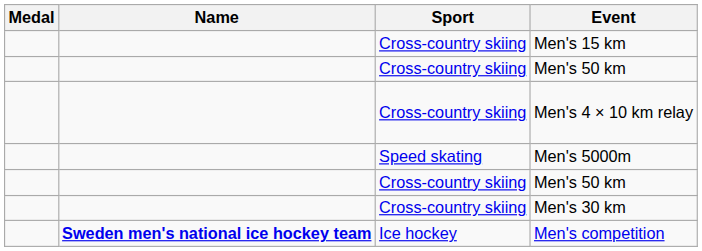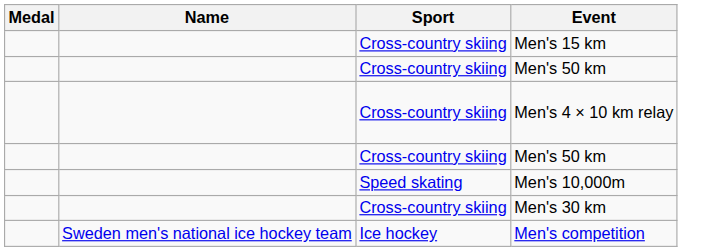- row: (431, 157)
+ row: (411, 183)
(217, 234) bold -> (207, 234) normal
